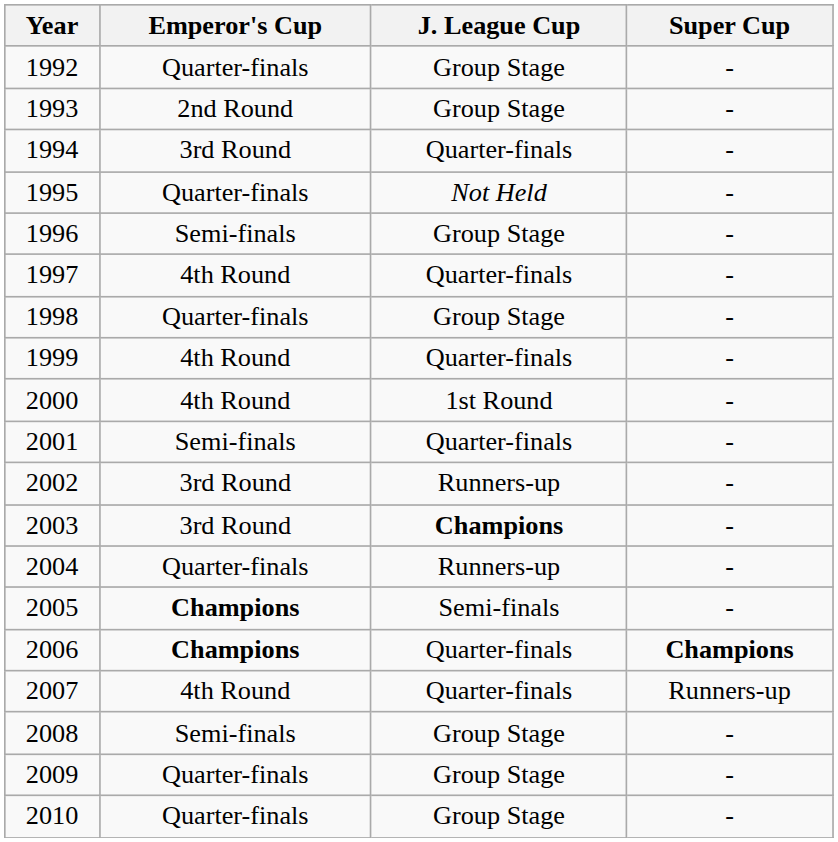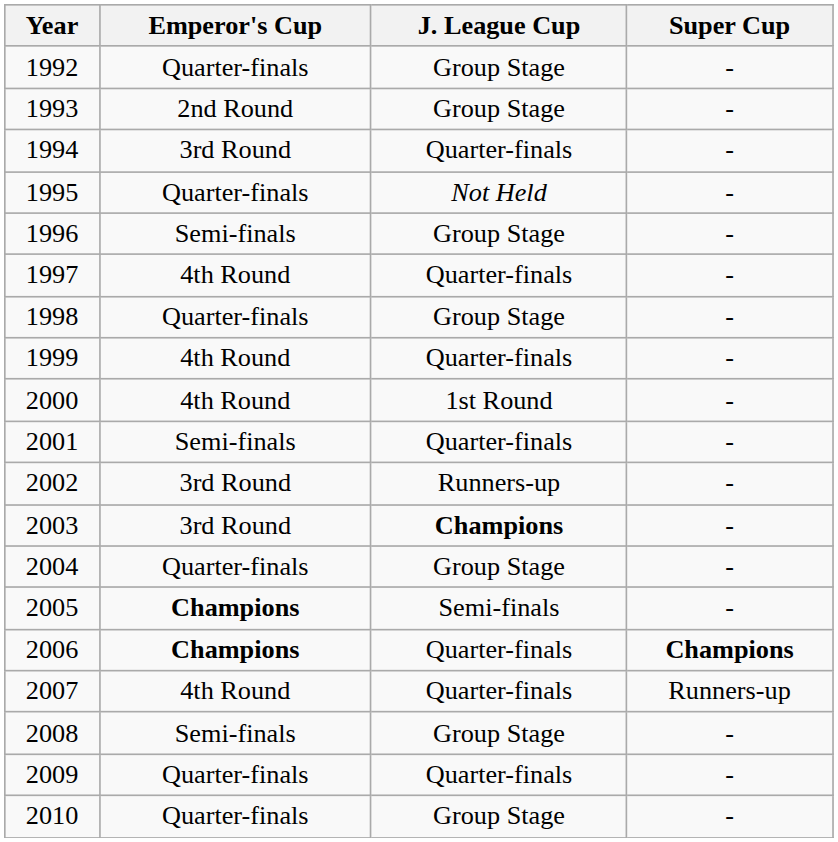(499, 566) Runners-up -> (499, 566) Group Stage
(499, 774) Group Stage -> (499, 774) Quarter-finals
